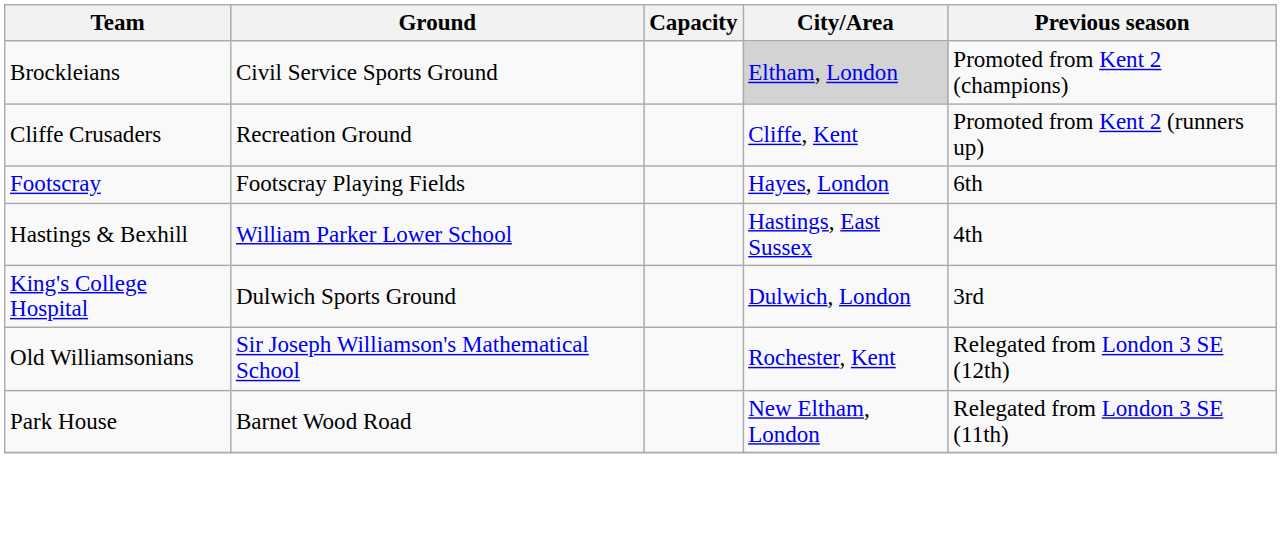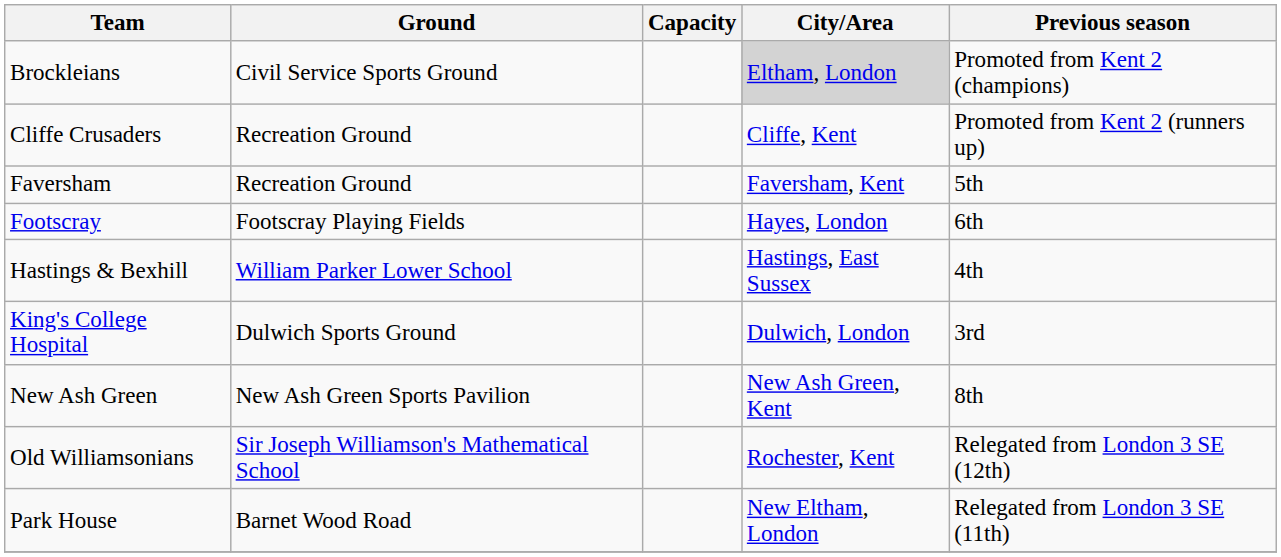+ row: (61, 184)
+ row: (84, 395)
